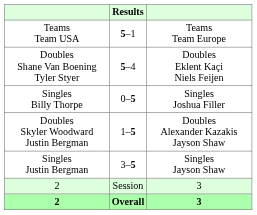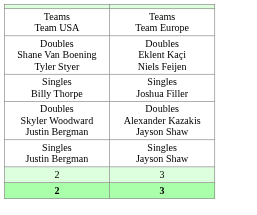- column: (128, 12)
